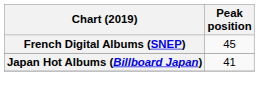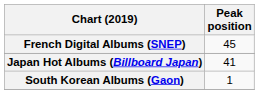+ row: (105, 80)
